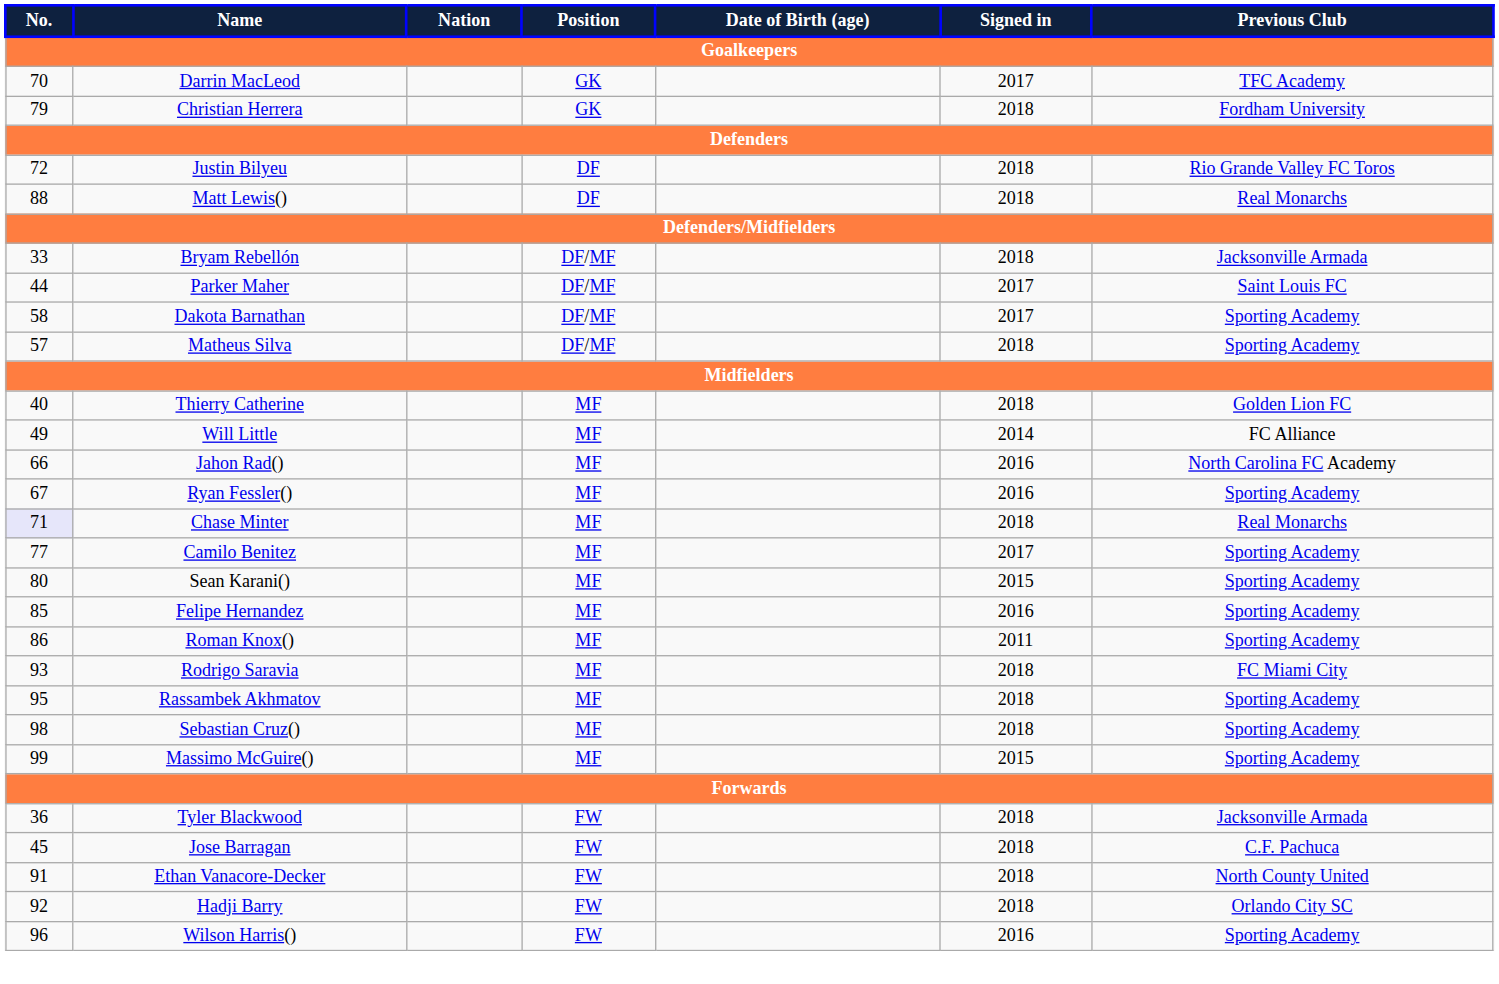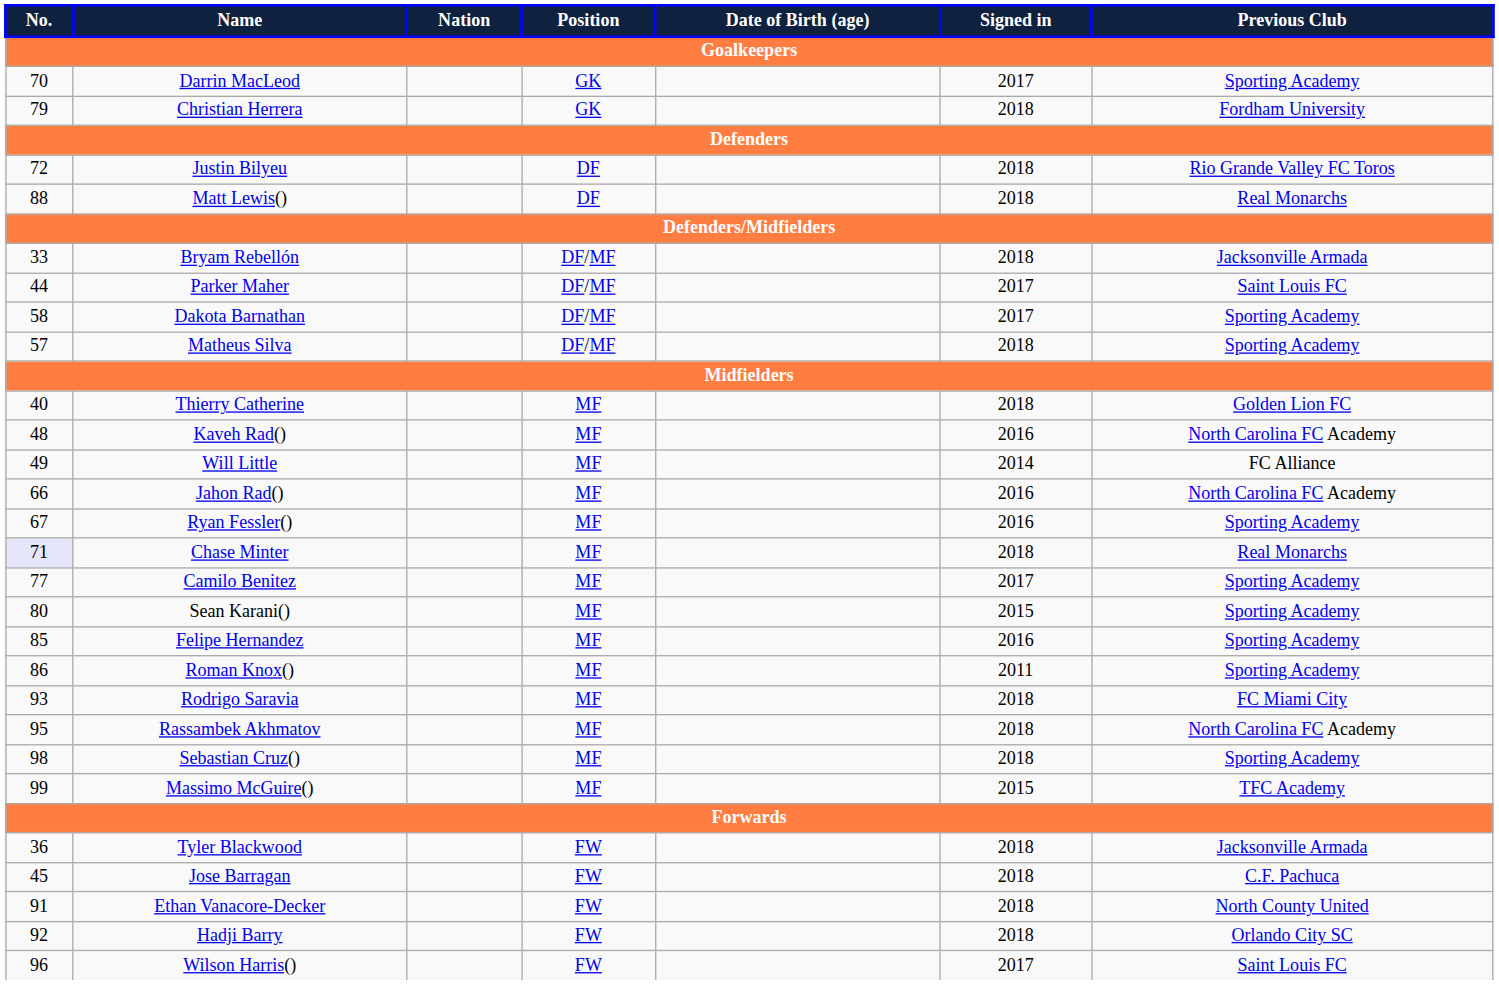(1292, 80) TFC Academy -> (1292, 80) Sporting Academy
+ row: (240, 434)
(1292, 699) Sporting Academy -> (1292, 729) North Carolina FC Academy
(1292, 758) Sporting Academy -> (1292, 787) TFC Academy
(1016, 935) 2016 -> (1016, 964) 2017
(1292, 935) Sporting Academy -> (1292, 964) Saint Louis FC
